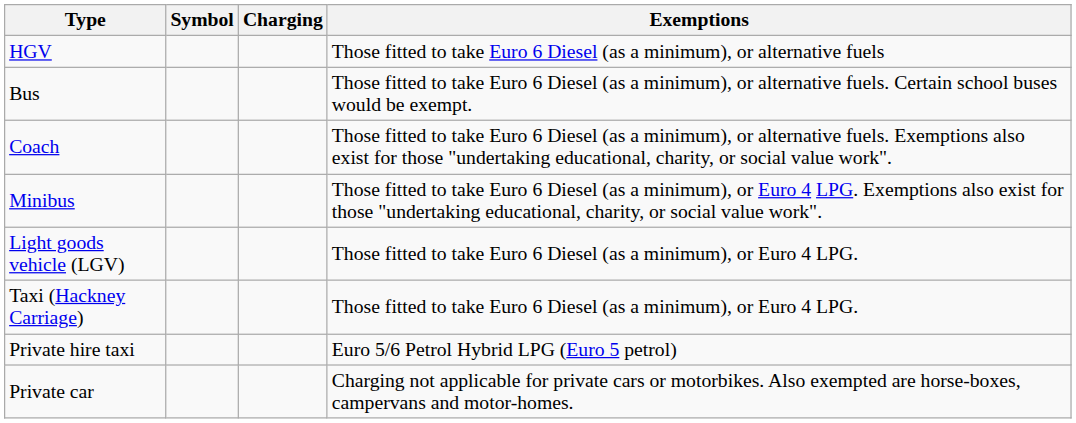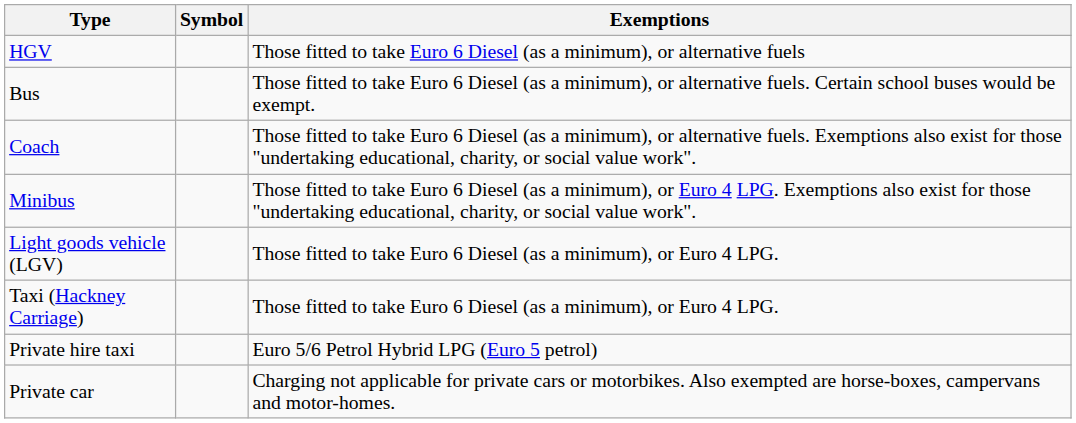- column: (283, 20)
